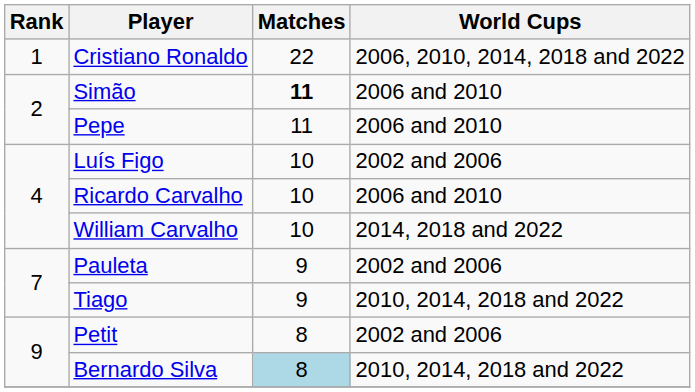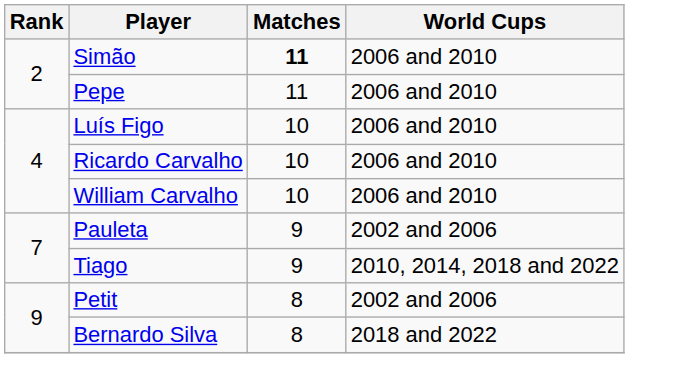- row: (161, 56)
(429, 160) 2002 and 2006 -> (424, 126) 2006 and 2010
(459, 230) 2014, 2018 and 2022 -> (424, 195) 2006 and 2010
(302, 369) lightblue background -> (297, 334) no background
(490, 369) 2010, 2014, 2018 and 2022 -> (424, 334) 2018 and 2022
